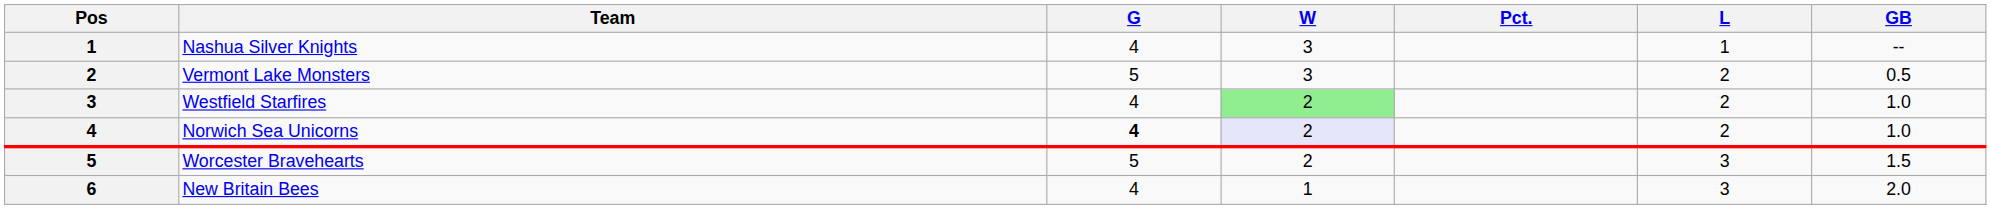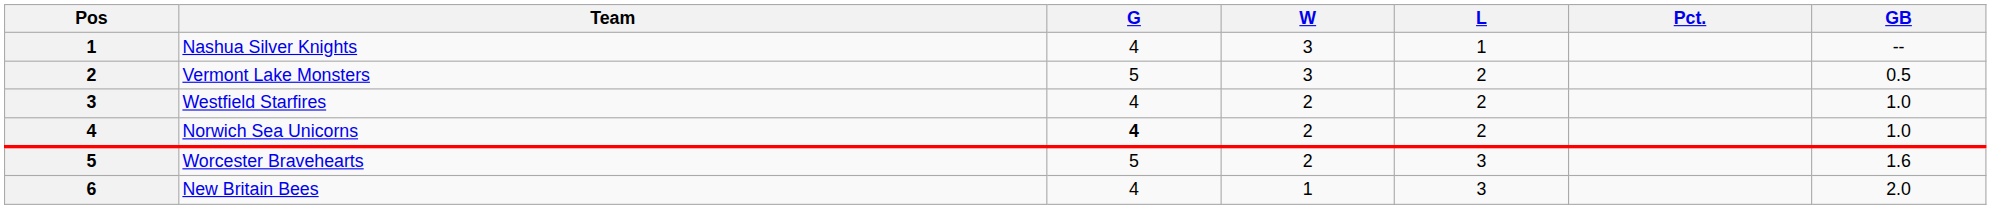columns swapped: (1725, 18) <-> (1516, 18)
(1308, 103) lightgreen background -> (1308, 103) no background
(1308, 131) lavender background -> (1308, 131) no background
(1899, 161) 1.5 -> (1899, 161) 1.6
